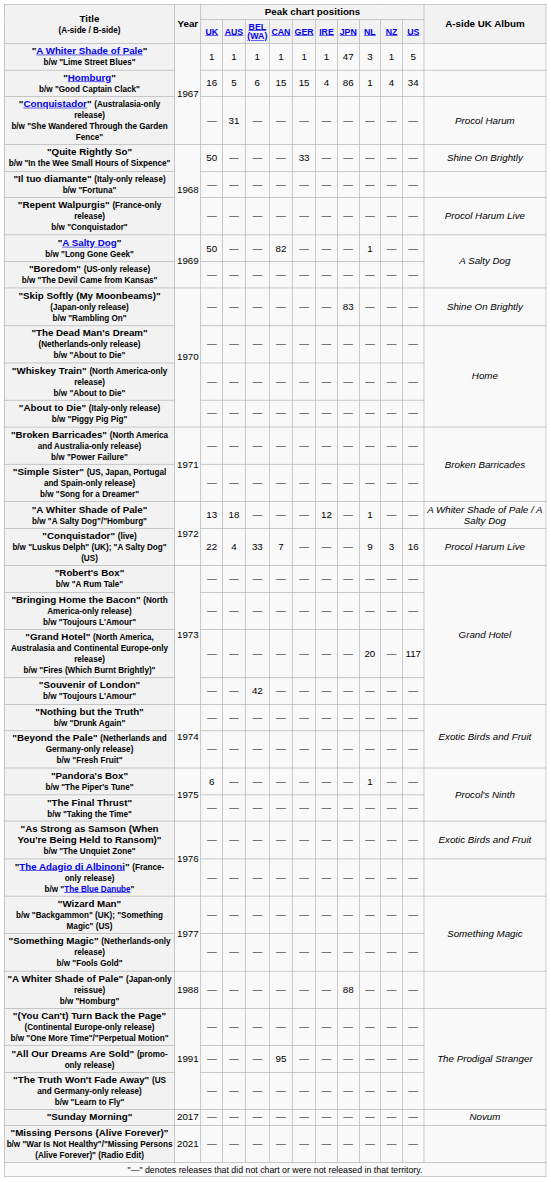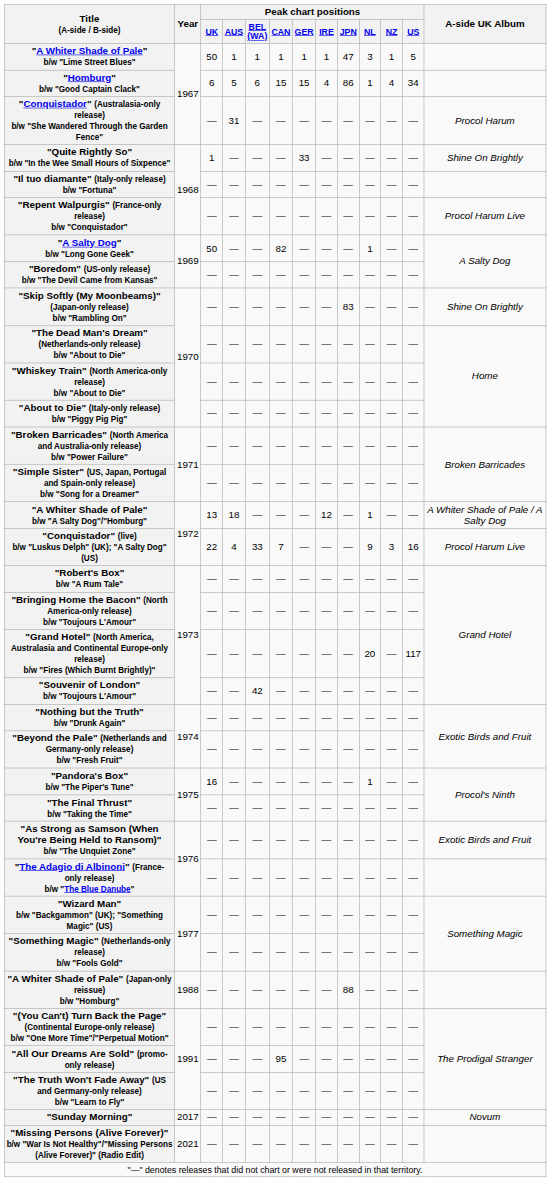(212, 56) 1 -> (212, 56) 50
(212, 83) 16 -> (212, 83) 6
(212, 158) 50 -> (212, 158) 1
(212, 781) 6 -> (212, 781) 16
